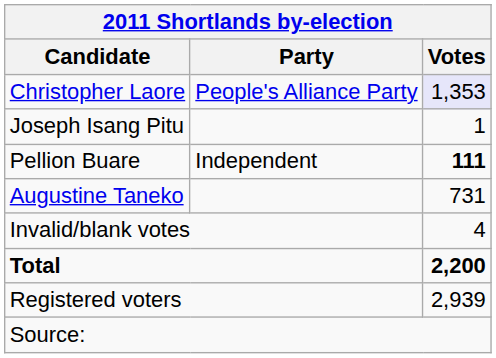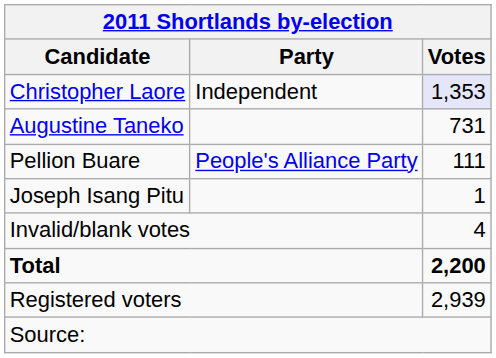(306, 91) People's Alliance Party -> (256, 91) Independent
rows swapped: (97, 195) <-> (97, 126)
(256, 160) Independent -> (306, 160) People's Alliance Party
(469, 160) bold -> (469, 160) normal
